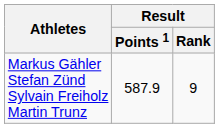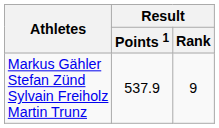(142, 89) 587.9 -> (142, 89) 537.9
